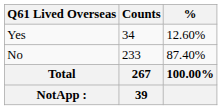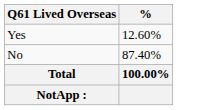- column: (141, 14)
